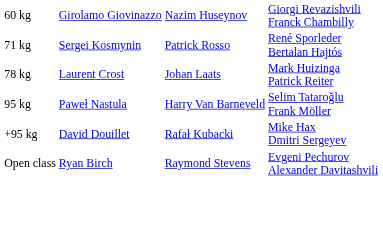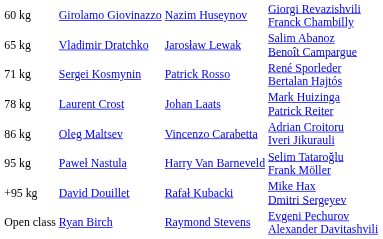+ row: (18, 45)
+ row: (18, 134)
